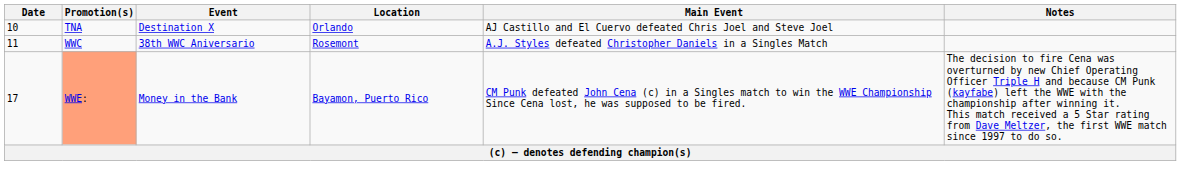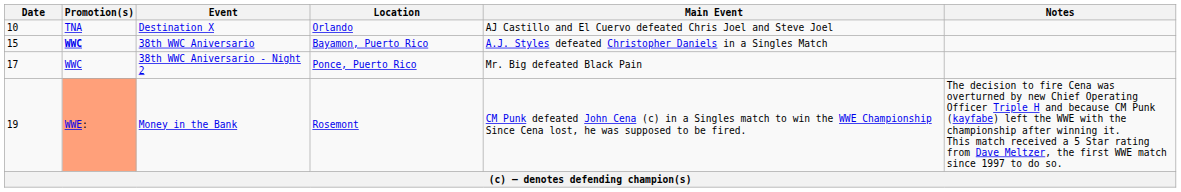(12, 44) 11 -> (12, 44) 15
(73, 44) normal -> (73, 44) bold
(336, 44) Rosemont -> (370, 44) Bayamon, Puerto Rico
+ row: (220, 65)
(12, 98) 17 -> (12, 125) 19
(370, 98) Bayamon, Puerto Rico -> (336, 125) Rosemont
